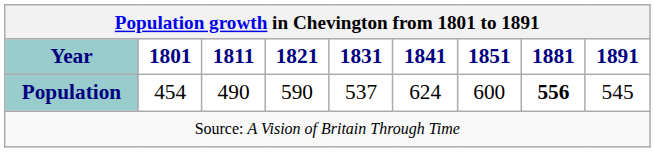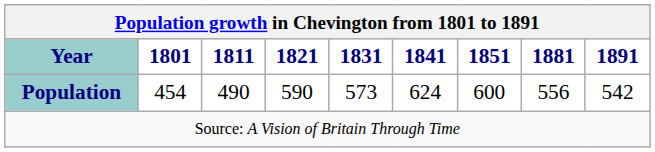(361, 92) 537 -> (361, 92) 573
(553, 92) bold -> (553, 92) normal
(618, 92) 545 -> (618, 92) 542
